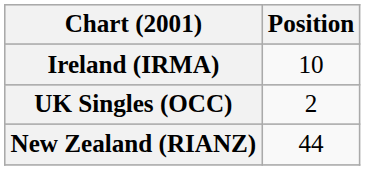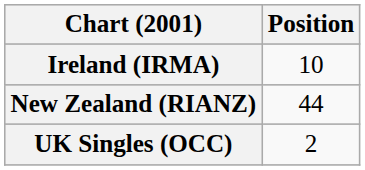rows swapped: (133, 143) <-> (133, 104)
